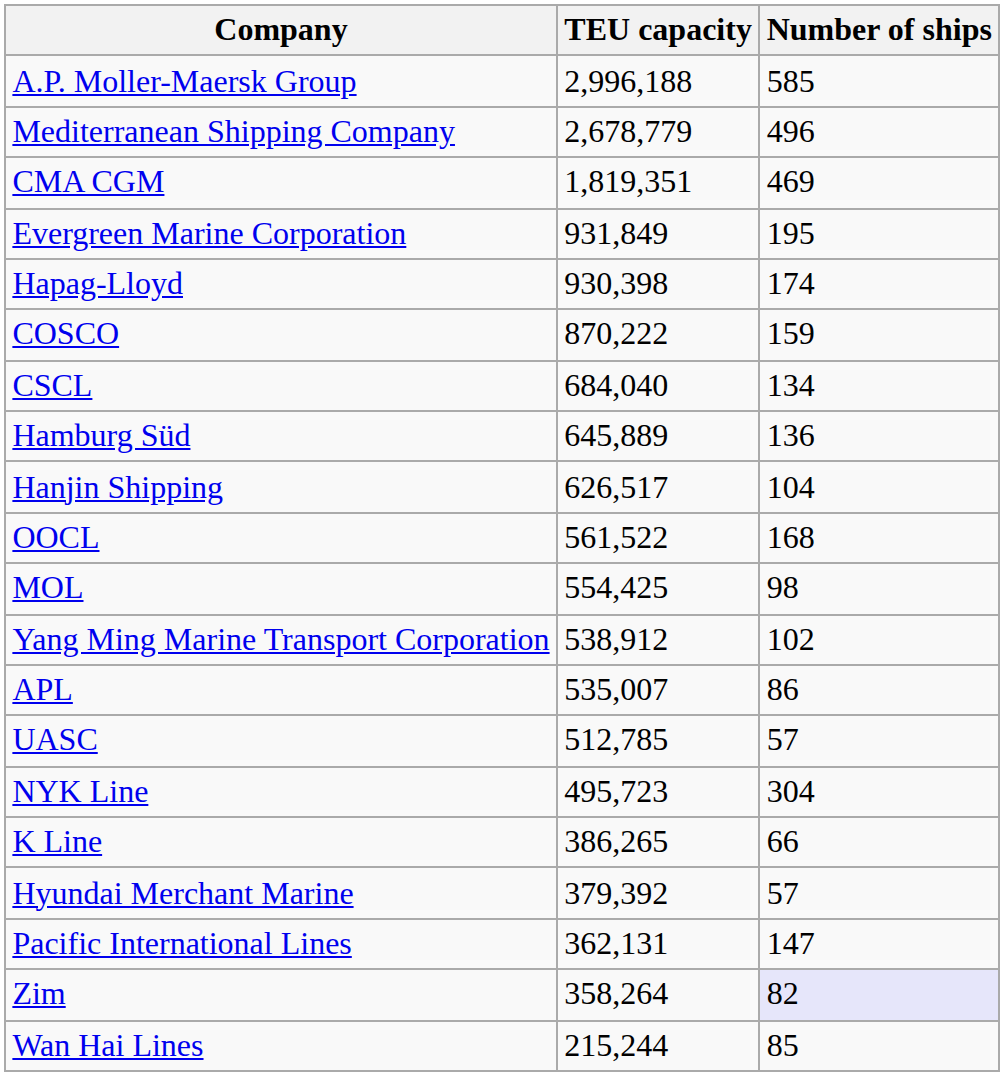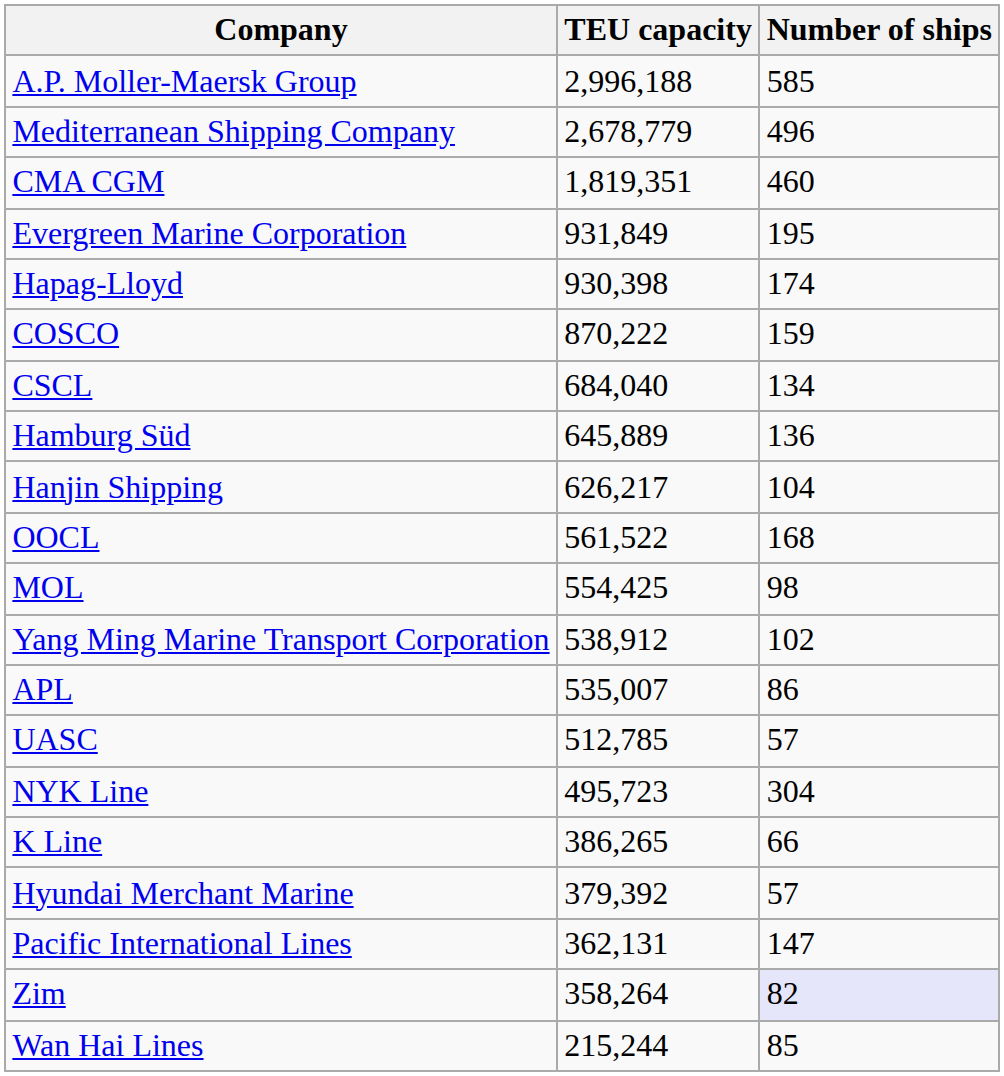(791, 182) 469 -> (791, 182) 460
(616, 486) 626,517 -> (616, 486) 626,217
